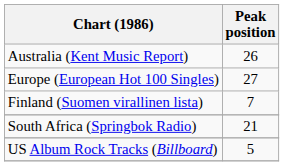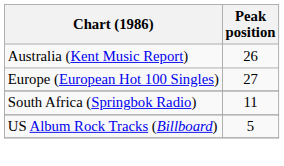- row: (105, 102)
(251, 126) 21 -> (251, 102) 11
